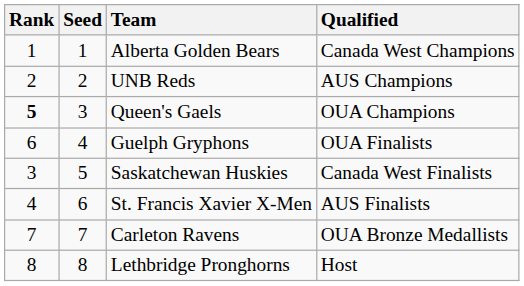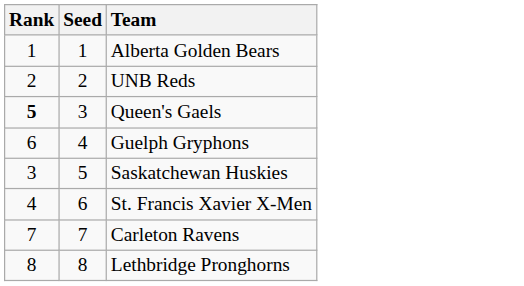- column: (360, 19)
